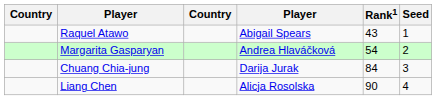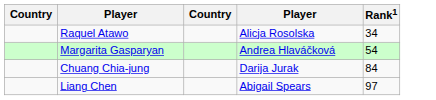- column: (416, 14)
(275, 33) Abigail Spears -> (277, 33) Alicja Rosolska
(371, 33) 43 -> (371, 33) 34
(277, 86) Alicja Rosolska -> (275, 86) Abigail Spears
(371, 86) 90 -> (371, 86) 97
